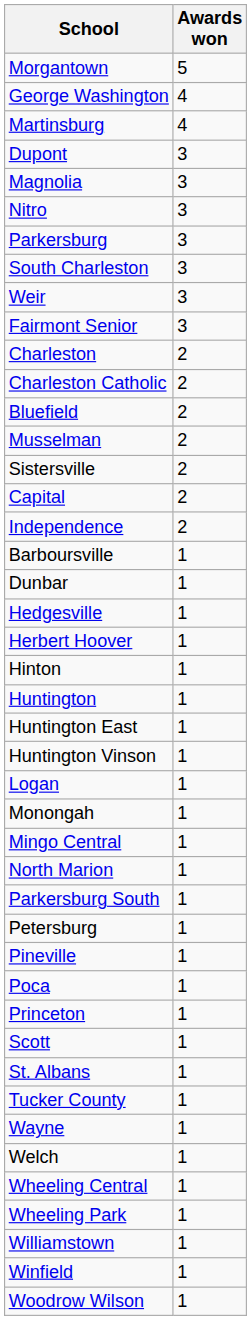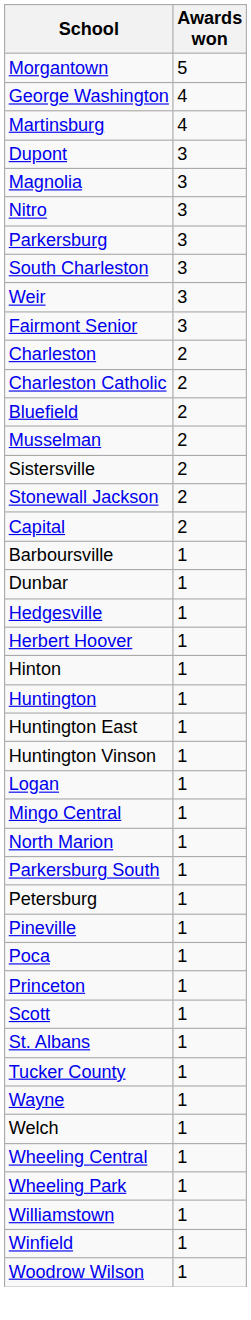+ row: (84, 497)
- row: (66, 526)
- row: (51, 813)
